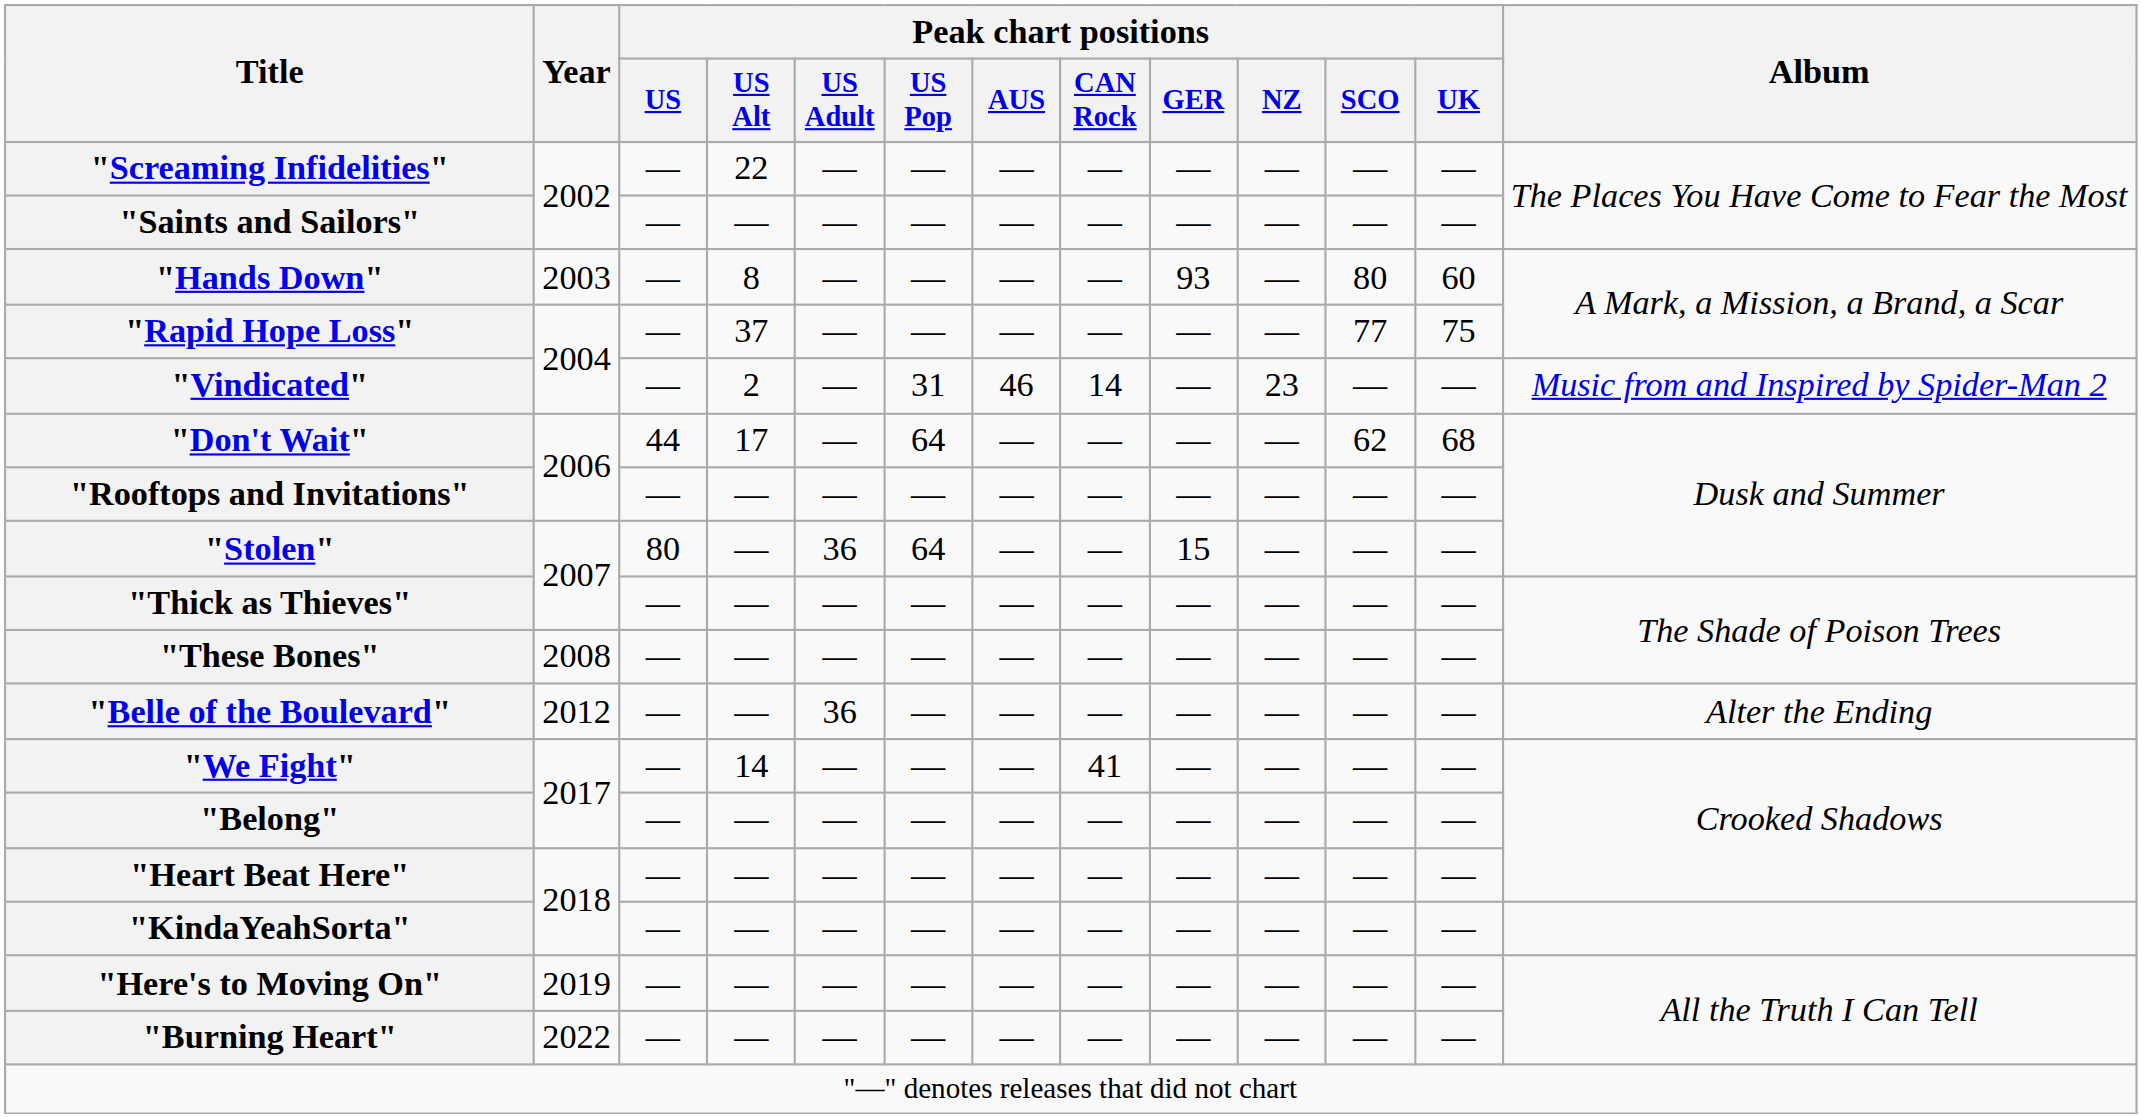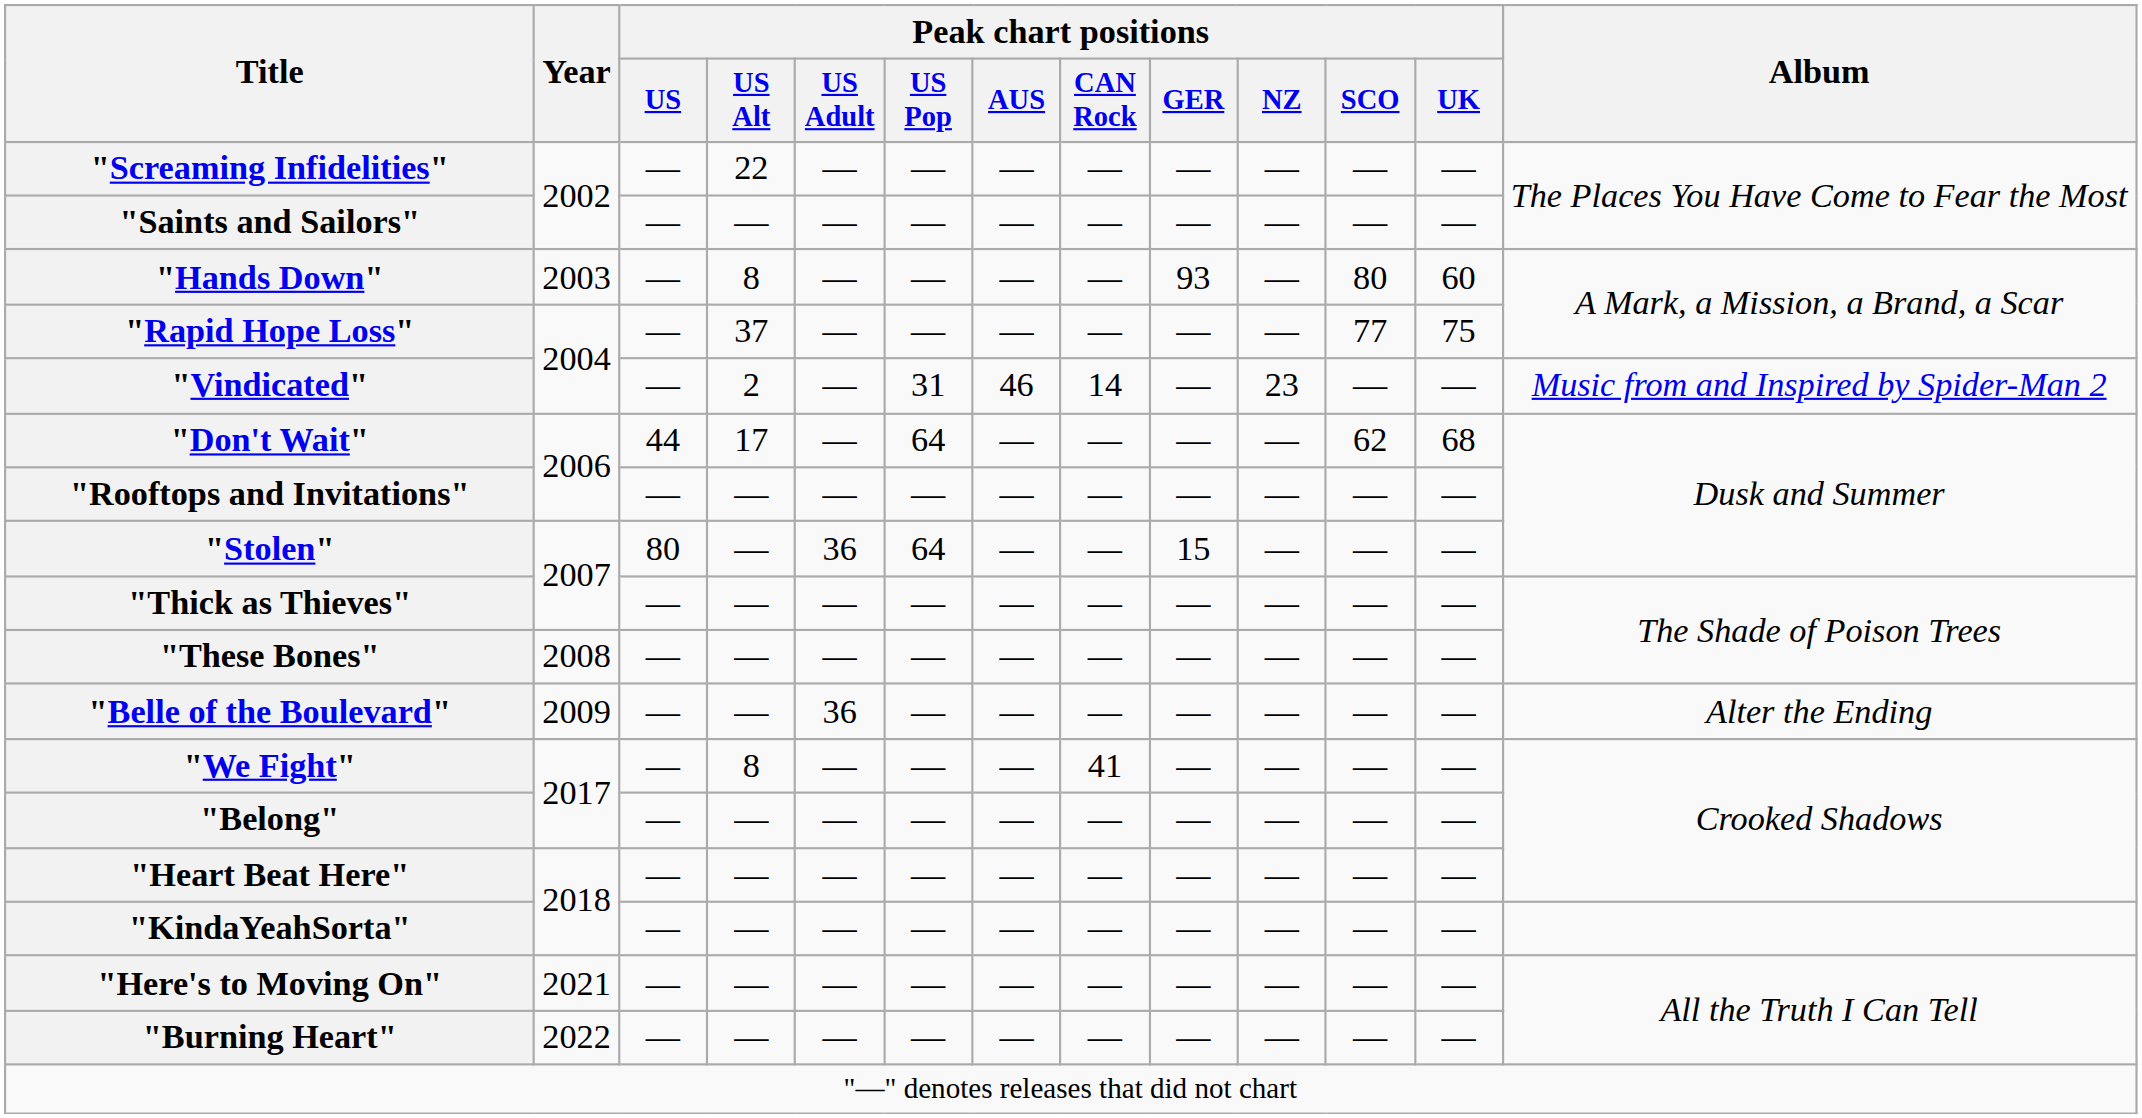(577, 710) 2012 -> (577, 710) 2009
(751, 765) 14 -> (751, 765) 8
(577, 982) 2019 -> (577, 982) 2021
